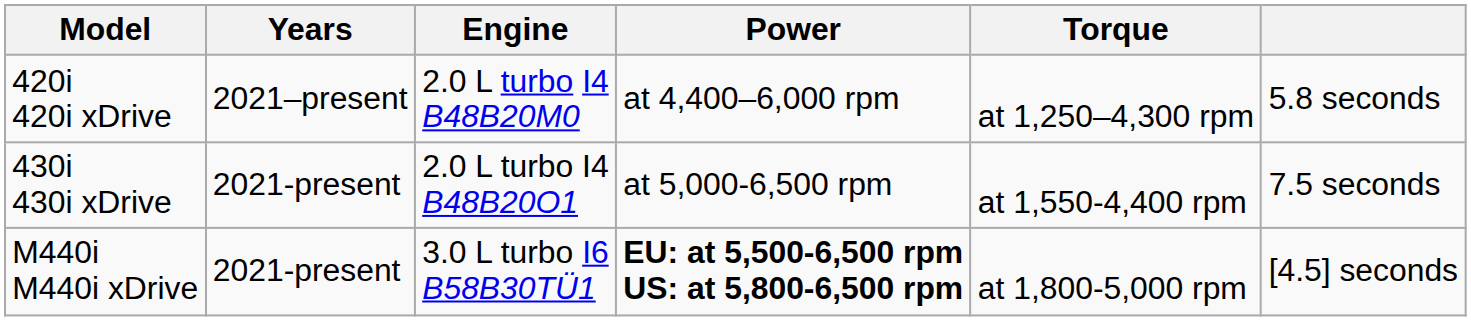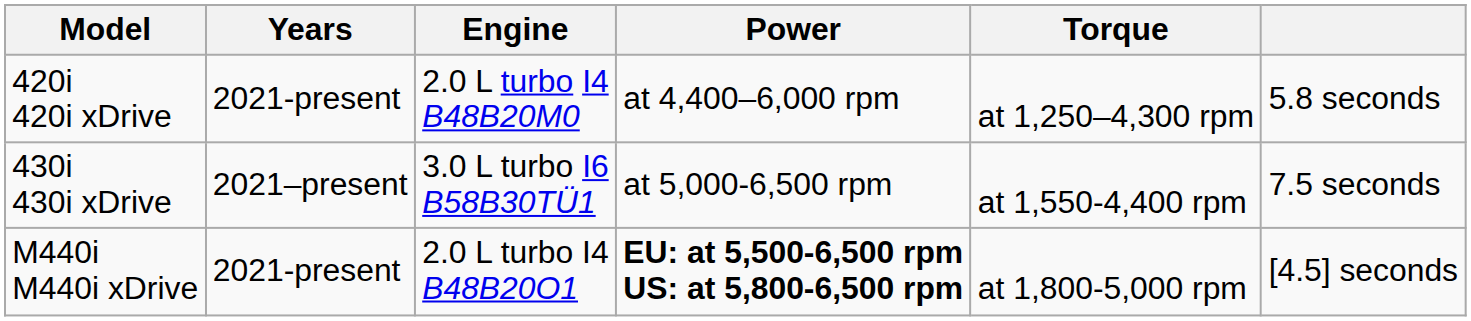(310, 98) 2021–present -> (307, 98) 2021-present
(307, 184) 2021-present -> (310, 184) 2021–present
(515, 184) 2.0 L turbo I4 B48B20O1 -> (515, 184) 3.0 L turbo I6 B58B30TÜ1
(515, 270) 3.0 L turbo I6 B58B30TÜ1 -> (515, 270) 2.0 L turbo I4 B48B20O1
